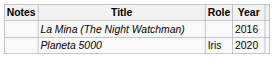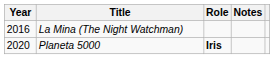columns swapped: (249, 12) <-> (21, 12)
(215, 45) normal -> (214, 45) bold
